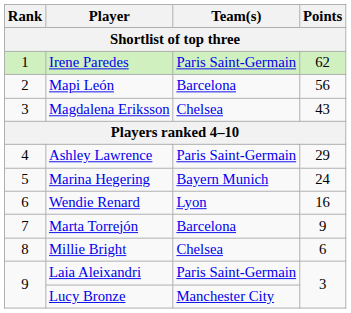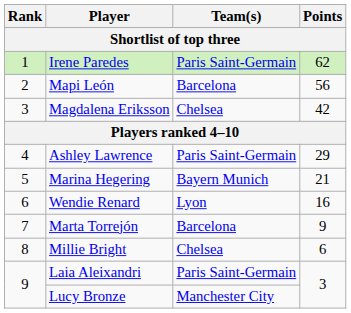(323, 109) 43 -> (323, 109) 42
(323, 179) 24 -> (323, 179) 21
